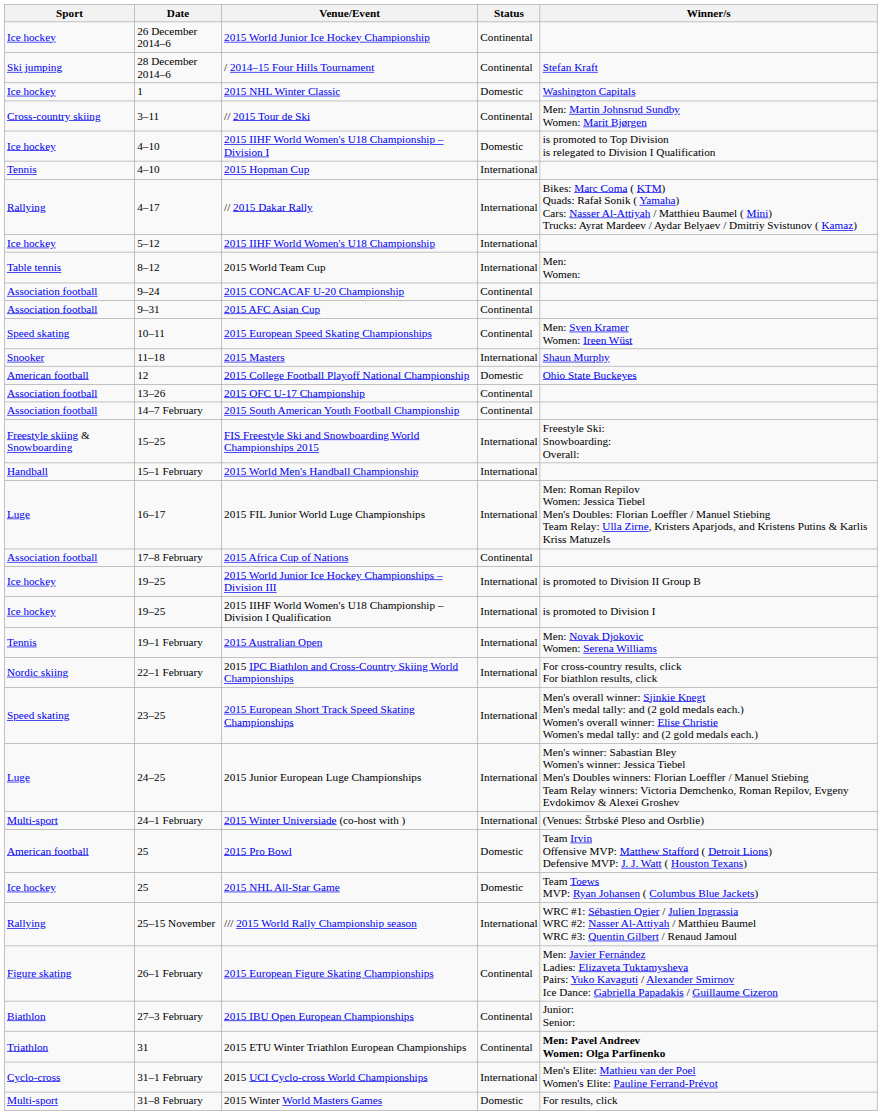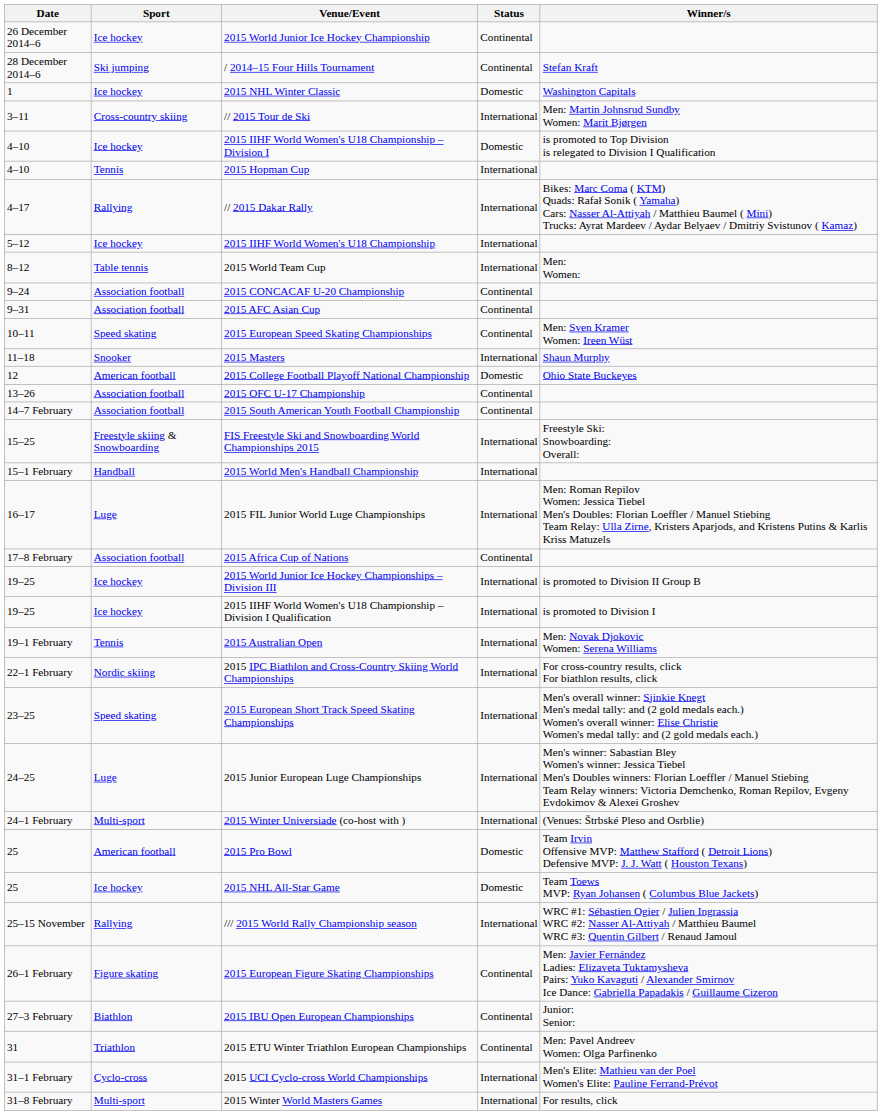columns swapped: (178, 13) <-> (69, 13)
(507, 115) Continental -> (509, 115) International
(604, 1046) bold -> (600, 1046) normal
(502, 1101) Domestic -> (509, 1101) International
